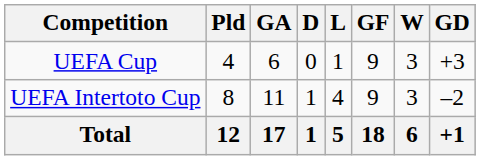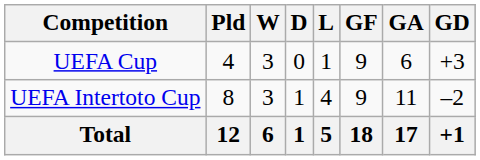columns swapped: (412, 23) <-> (274, 23)
